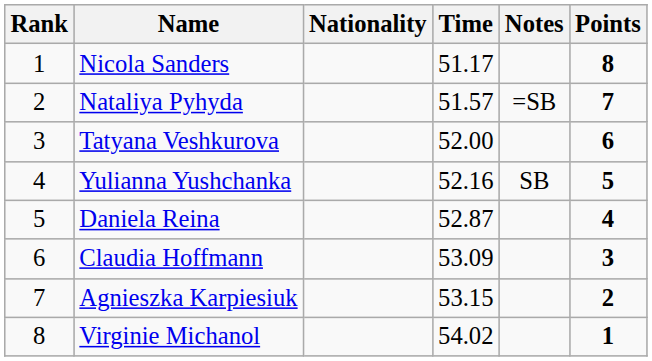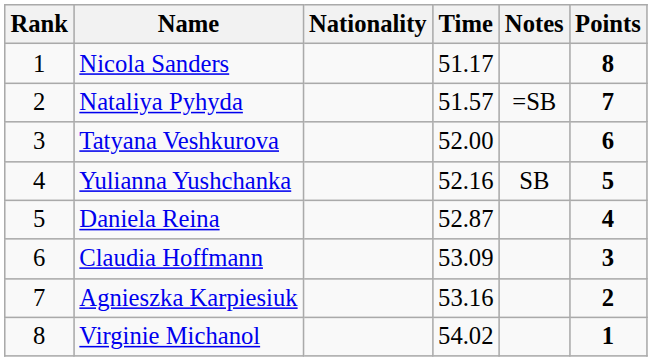(466, 297) 53.15 -> (466, 297) 53.16
